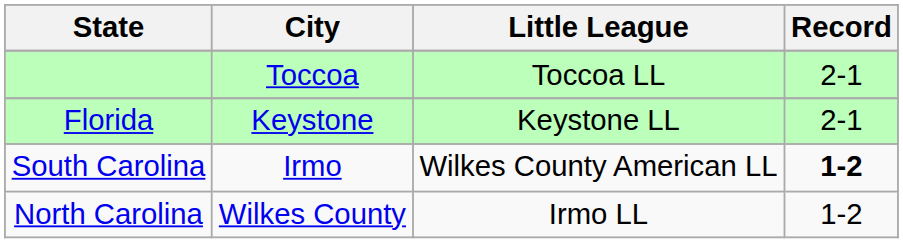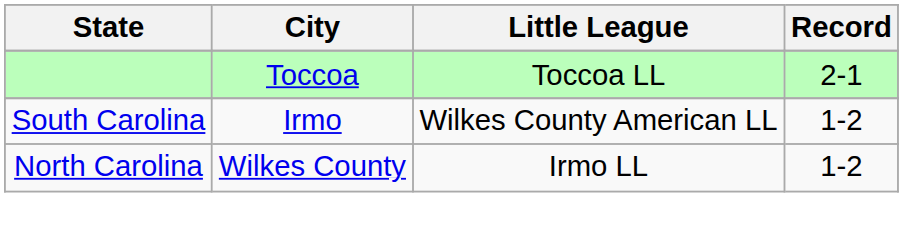- row: (109, 120)
(841, 167) bold -> (841, 120) normal
